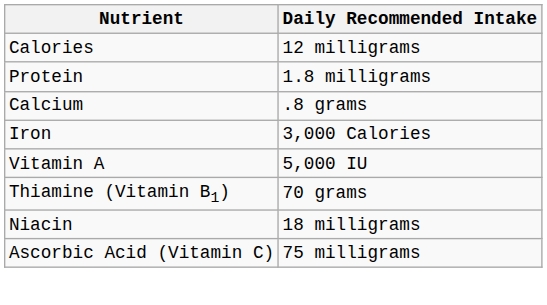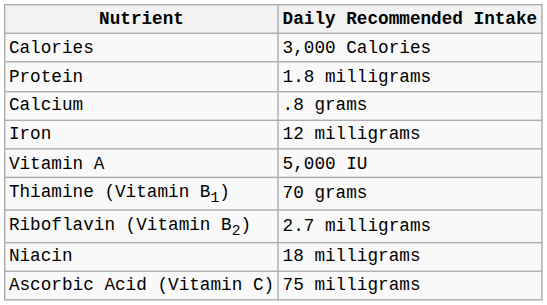(352, 48) 12 milligrams -> (357, 48) 3,000 Calories
(357, 134) 3,000 Calories -> (352, 134) 12 milligrams
+ row: (130, 226)
